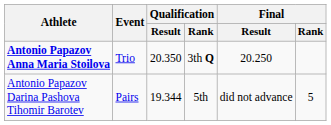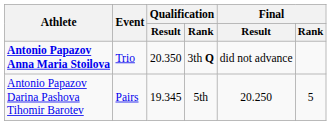(256, 58) 20.250 -> (256, 58) did not advance
(166, 97) 19.344 -> (166, 97) 19.345
(256, 97) did not advance -> (256, 97) 20.250
